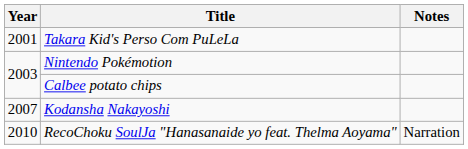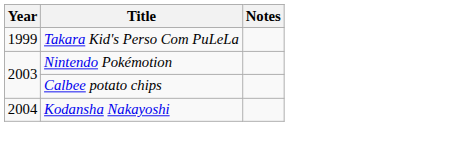(23, 39) 2001 -> (23, 39) 1999
(23, 109) 2007 -> (23, 109) 2004
- row: (220, 132)
